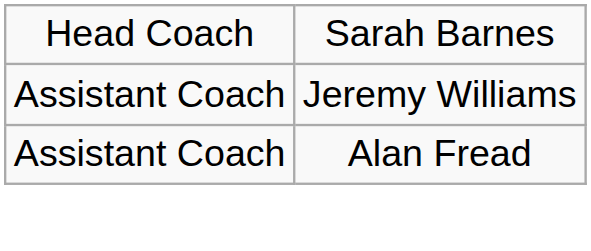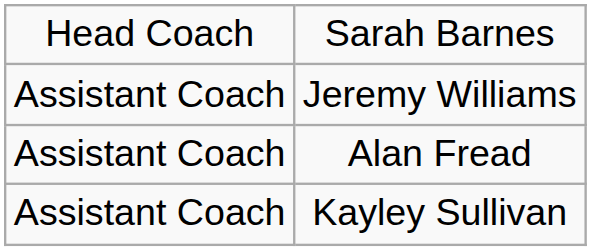+ row: (440, 213)
